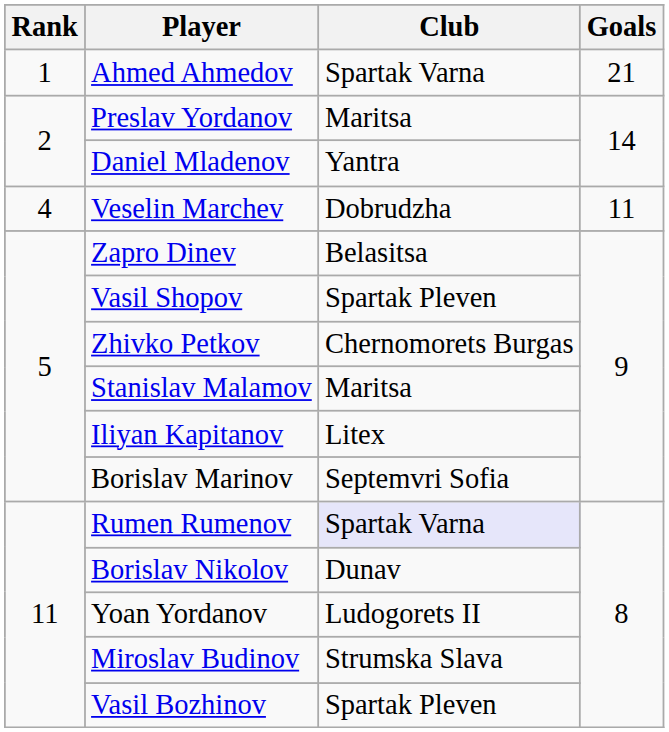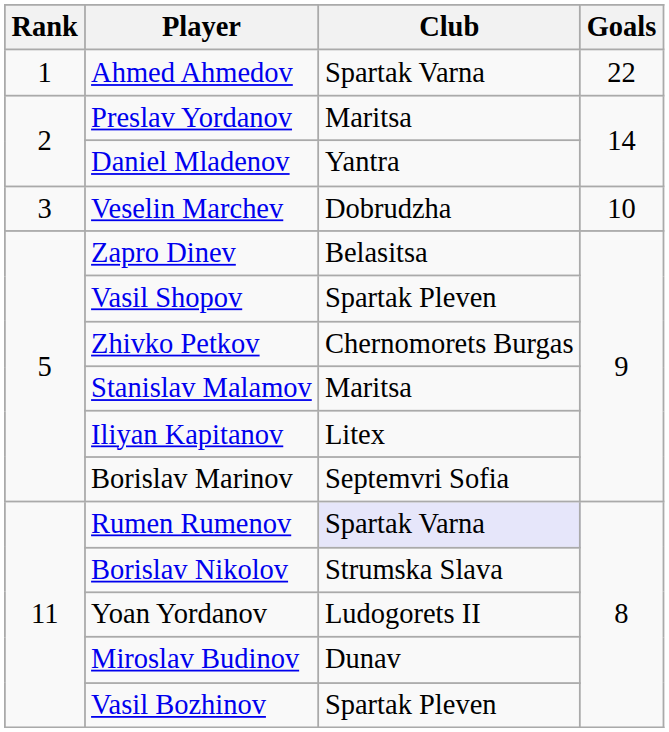(621, 72) 21 -> (621, 72) 22
(45, 207) 4 -> (45, 207) 3
(621, 207) 11 -> (621, 207) 10
(363, 569) Dunav -> (414, 569) Strumska Slava
(414, 659) Strumska Slava -> (363, 659) Dunav
